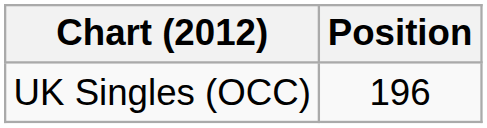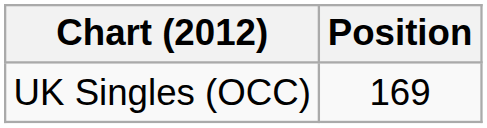(400, 91) 196 -> (400, 91) 169
